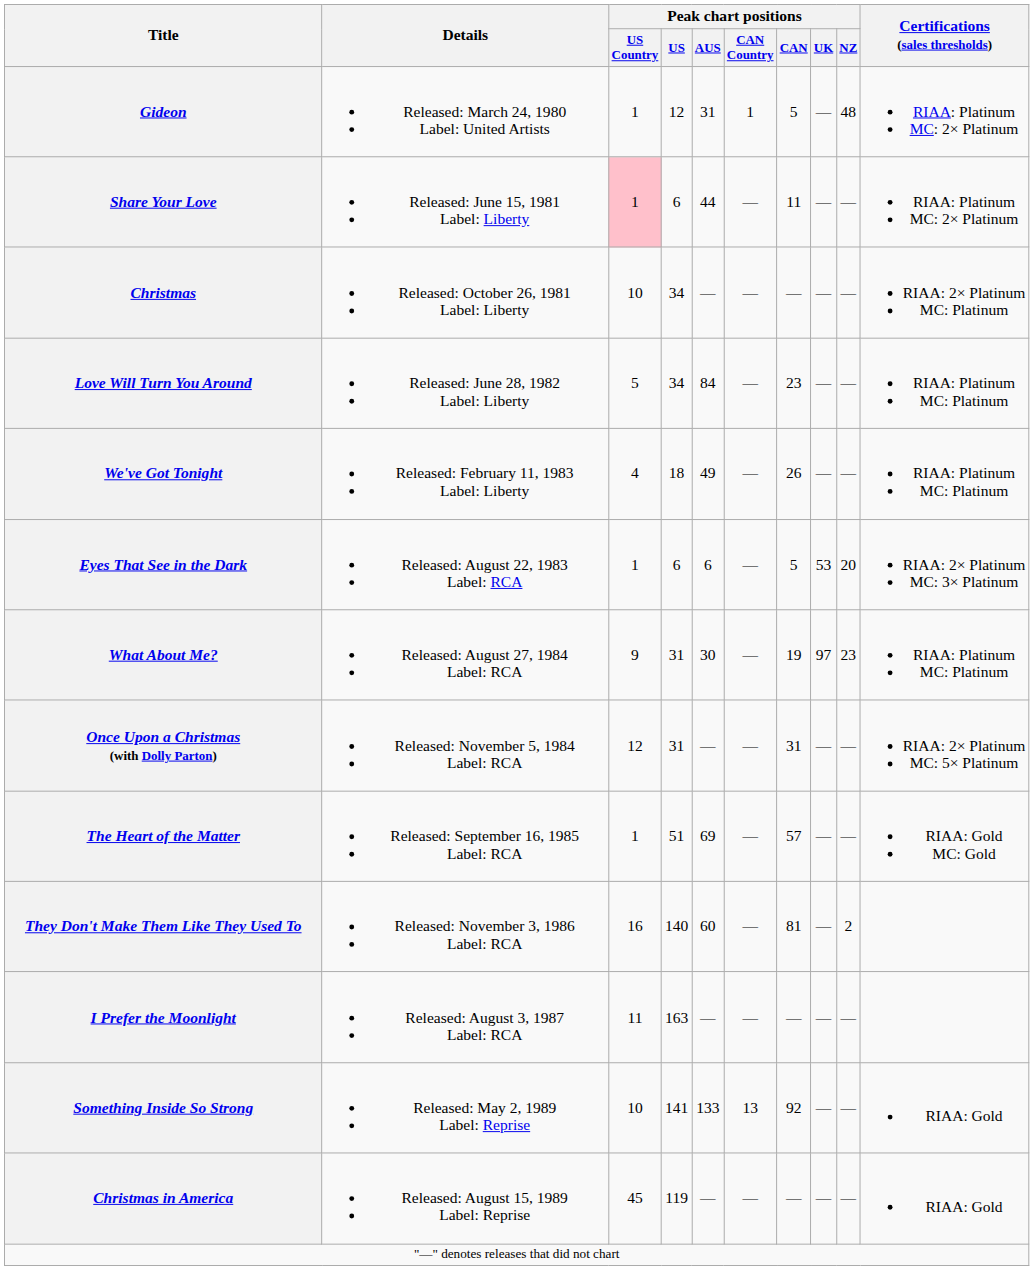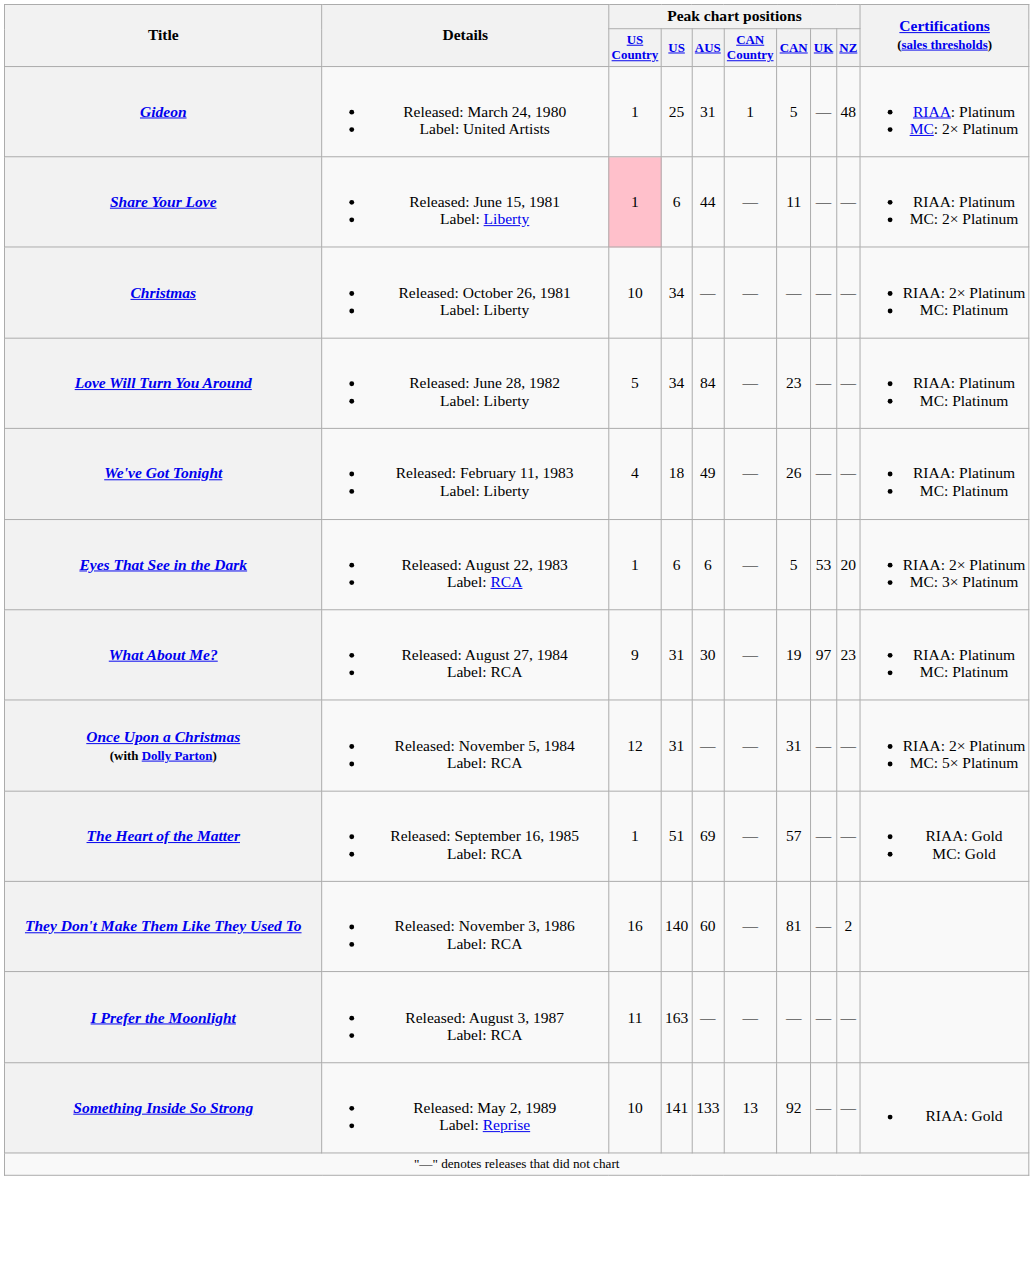(677, 111) 12 -> (677, 111) 25
- row: (163, 1198)
